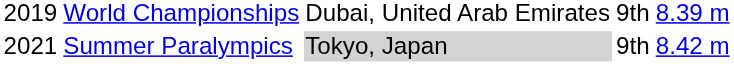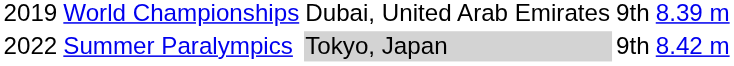(30, 46) 2021 -> (30, 46) 2022
